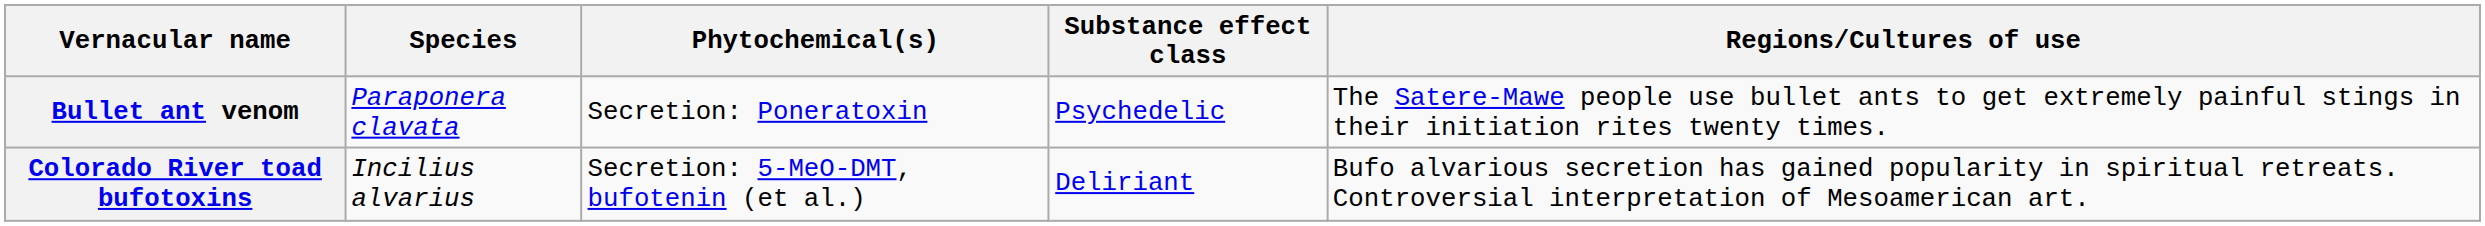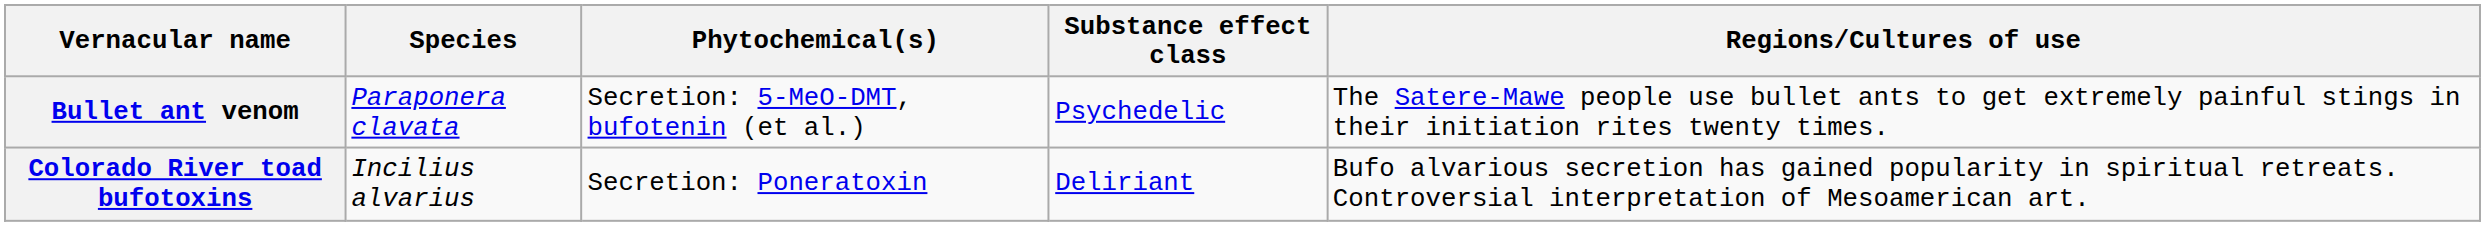(757, 112) Secretion: Poneratoxin -> (750, 112) Secretion: 5-MeO-DMT, bufotenin (et al.)
(750, 184) Secretion: 5-MeO-DMT, bufotenin (et al.) -> (757, 184) Secretion: Poneratoxin
